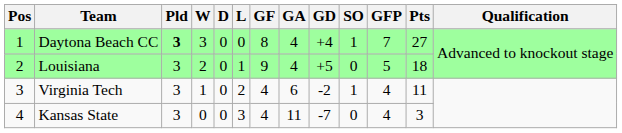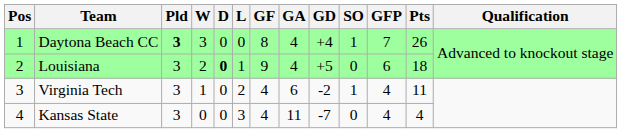(420, 41) 27 -> (420, 41) 26
(223, 66) normal -> (223, 66) bold
(387, 66) 5 -> (387, 66) 6
(420, 115) 3 -> (420, 115) 4
